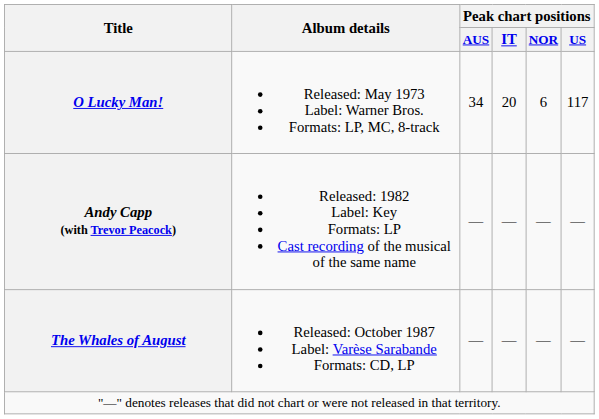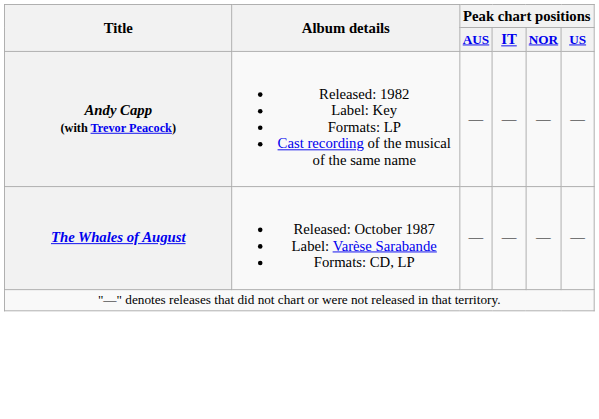- row: (118, 102)
